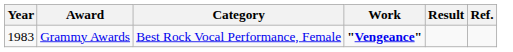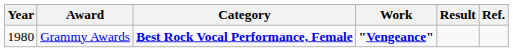(21, 36) 1983 -> (21, 36) 1980
(239, 36) normal -> (244, 36) bold
